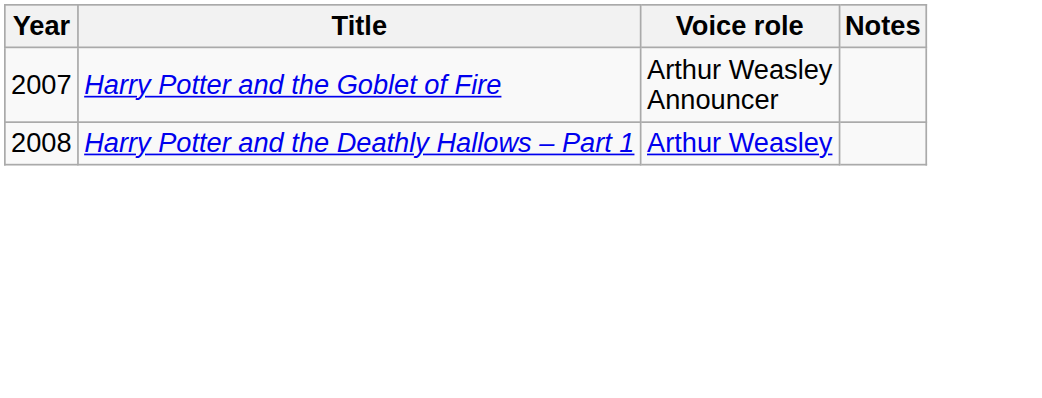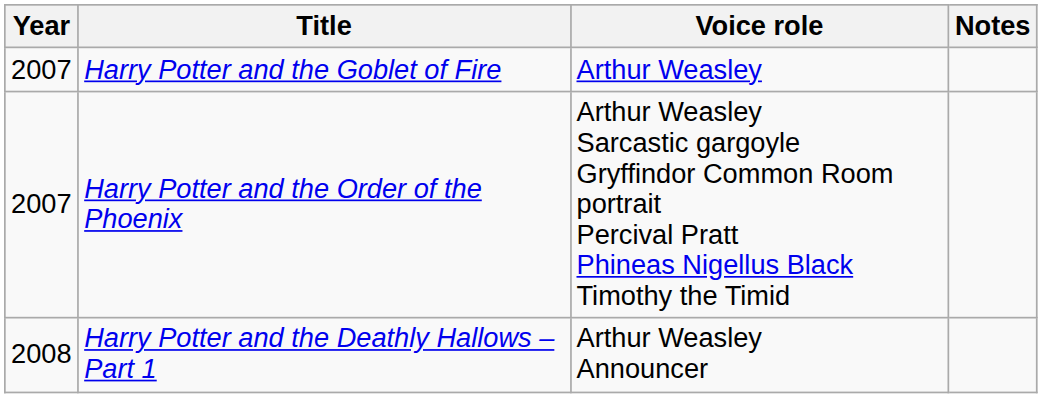(740, 84) Arthur Weasley Announcer -> (669, 69) Arthur Weasley
+ row: (283, 204)
(740, 142) Arthur Weasley -> (669, 354) Arthur Weasley Announcer
